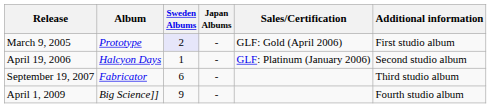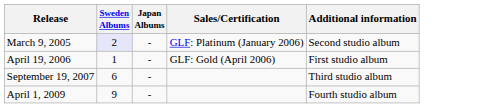- column: (130, 19)
(289, 42) GLF: Gold (April 2006) -> (237, 42) GLF: Platinum (January 2006)
(415, 42) First studio album -> (354, 42) Second studio album
(304, 59) GLF: Platinum (January 2006) -> (222, 59) GLF: Gold (April 2006)
(421, 59) Second studio album -> (348, 59) First studio album
